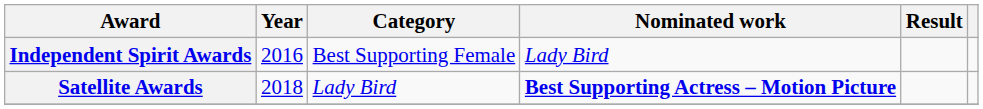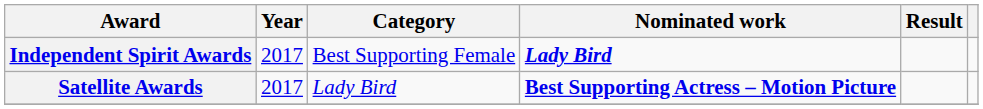(282, 54) 2016 -> (282, 54) 2017
(567, 54) normal -> (568, 54) bold
(282, 87) 2018 -> (282, 87) 2017
